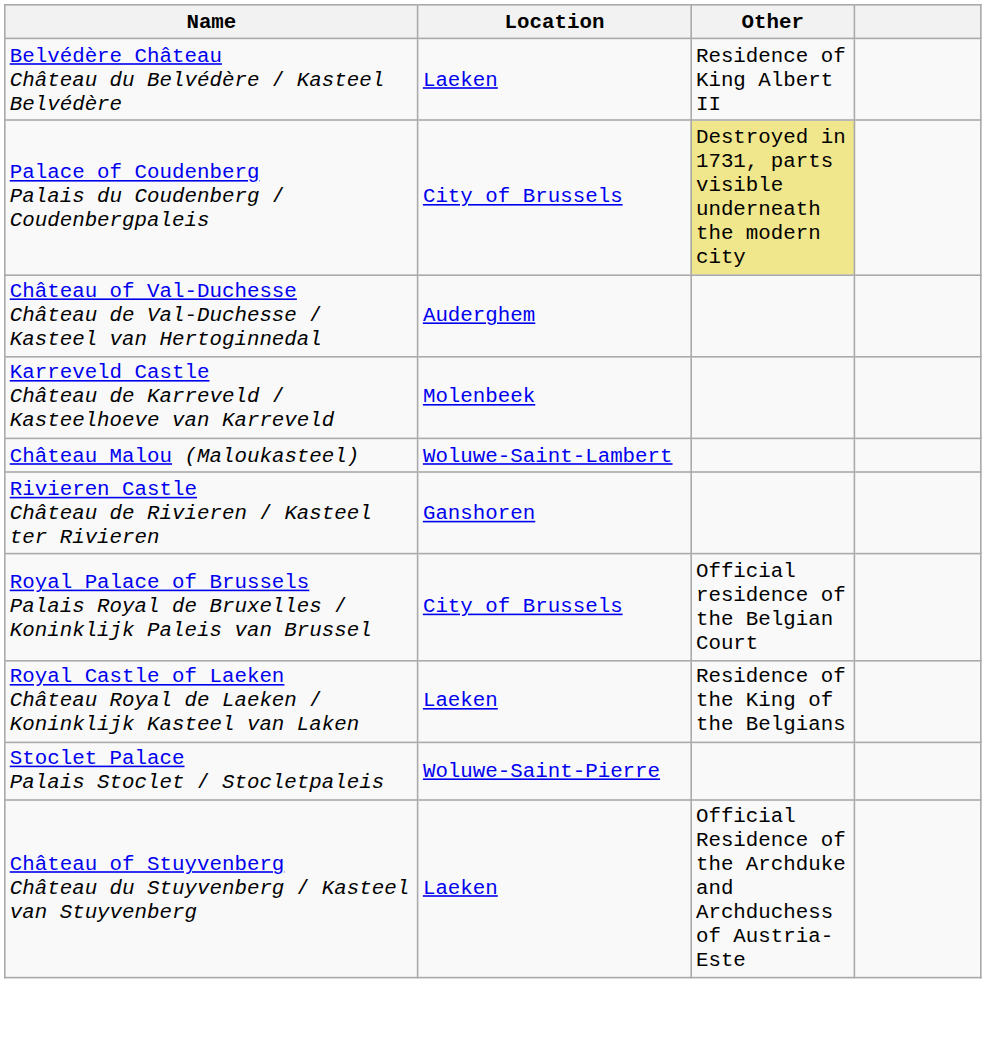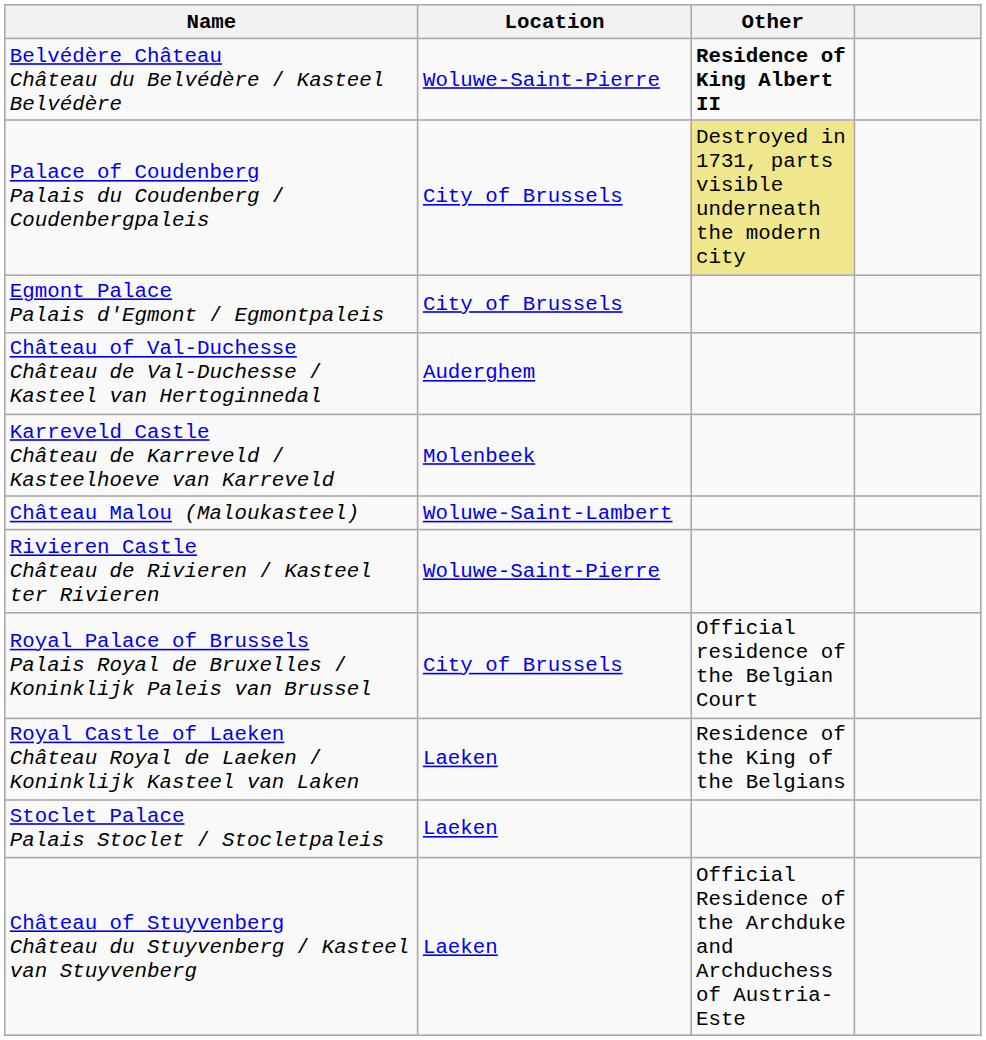(460, 80) Laeken -> (541, 80) Woluwe-Saint-Pierre
(771, 80) normal -> (771, 80) bold
+ row: (197, 303)
(479, 513) Ganshoren -> (541, 571) Woluwe-Saint-Pierre
(541, 771) Woluwe-Saint-Pierre -> (460, 829) Laeken
